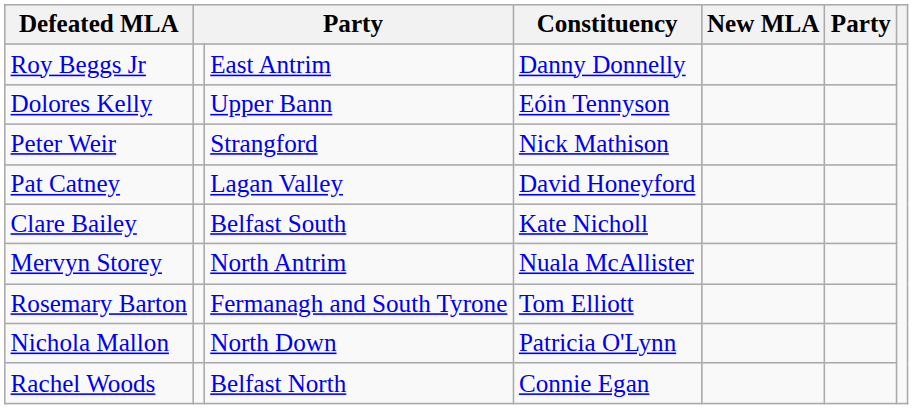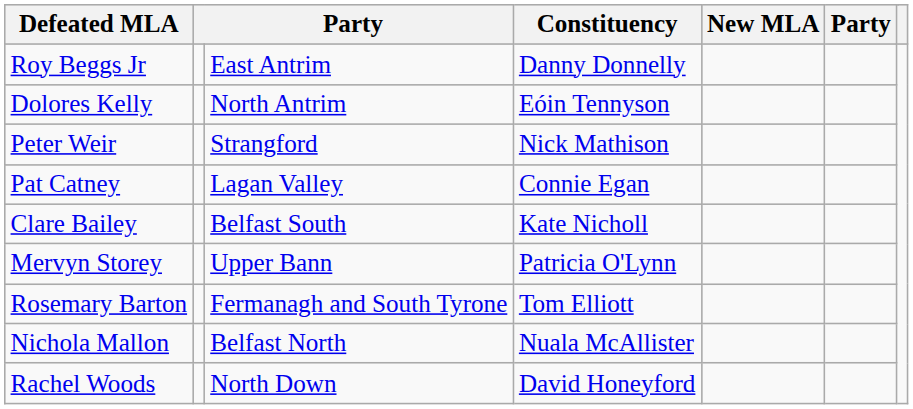(271, 104) Upper Bann -> (278, 104) North Antrim
(607, 183) David Honeyford -> (584, 183) Connie Egan
(278, 263) North Antrim -> (271, 263) Upper Bann
(606, 263) Nuala McAllister -> (598, 263) Patricia O'Lynn
(273, 343) North Down -> (278, 343) Belfast North
(598, 343) Patricia O'Lynn -> (606, 343) Nuala McAllister
(278, 382) Belfast North -> (273, 382) North Down
(584, 382) Connie Egan -> (607, 382) David Honeyford
